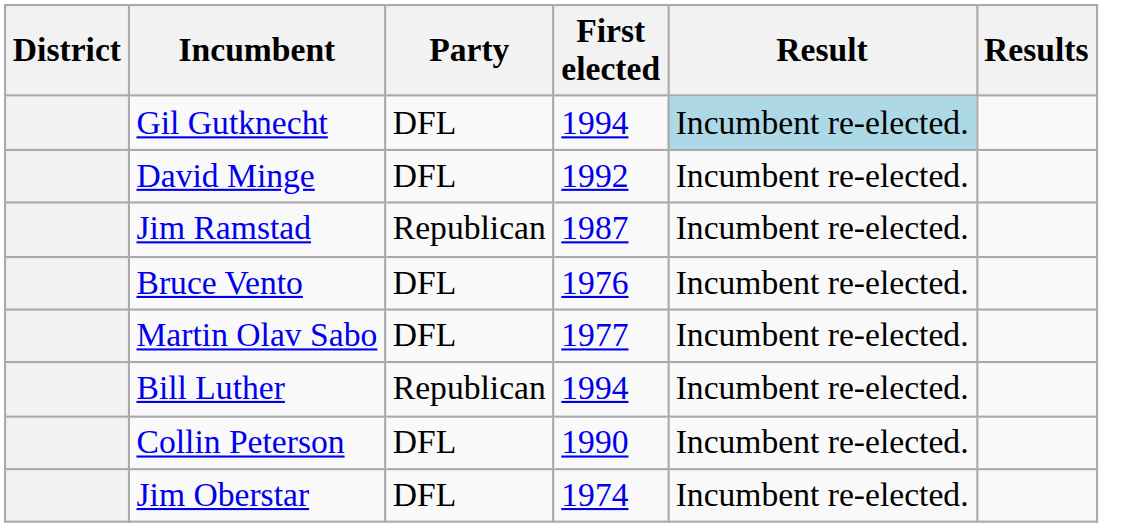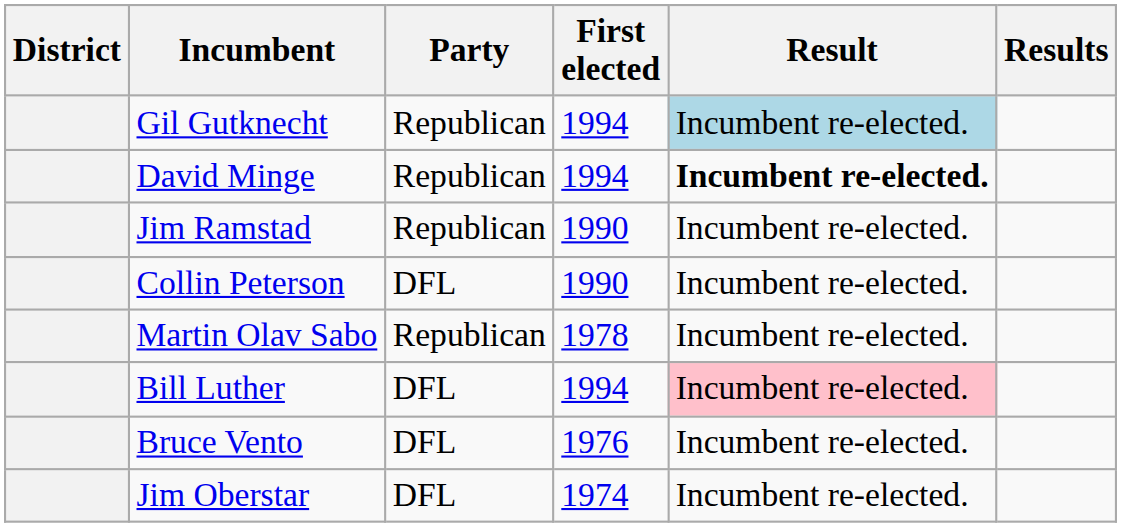(425, 122) DFL -> (469, 122) Republican
(425, 175) DFL -> (469, 175) Republican
(595, 175) 1992 -> (595, 175) 1994
(822, 175) normal -> (832, 175) bold
(595, 228) 1987 -> (595, 228) 1990
rows swapped: (220, 282) <-> (241, 441)
(425, 335) DFL -> (469, 335) Republican
(595, 335) 1977 -> (595, 335) 1978
(469, 388) Republican -> (425, 388) DFL
(822, 388) no background -> (822, 388) pink background
